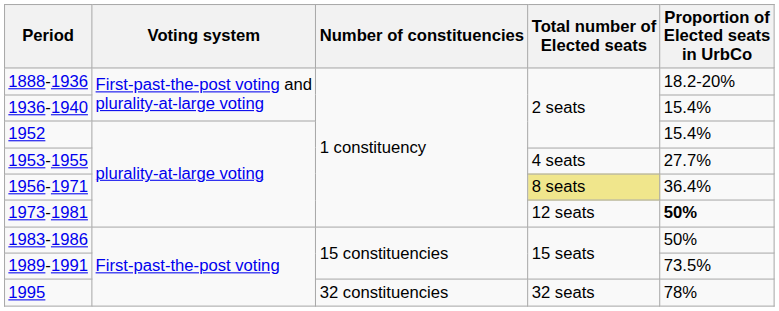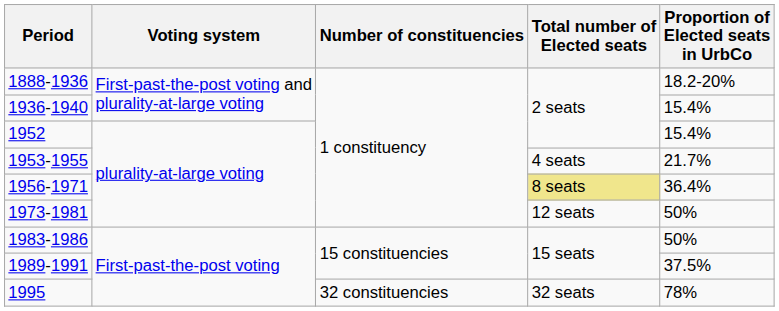(687, 160) 27.7% -> (687, 160) 21.7%
(681, 213) bold -> (681, 213) normal
(687, 266) 73.5% -> (687, 266) 37.5%
